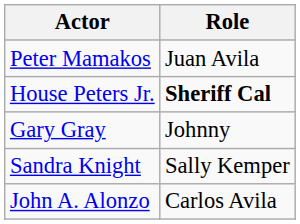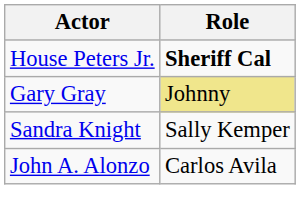- row: (80, 58)
(198, 129) no background -> (198, 93) khaki background
